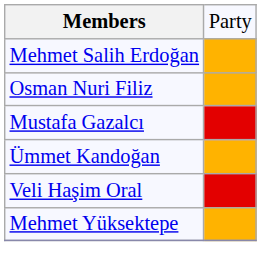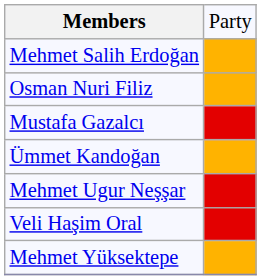+ row: (97, 190)
